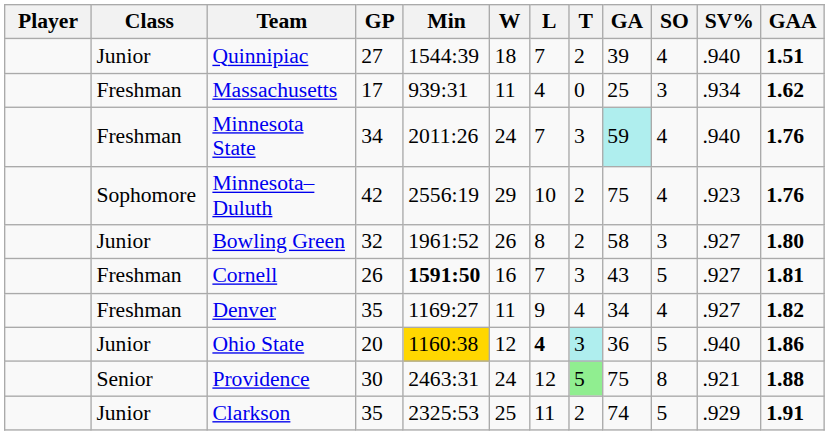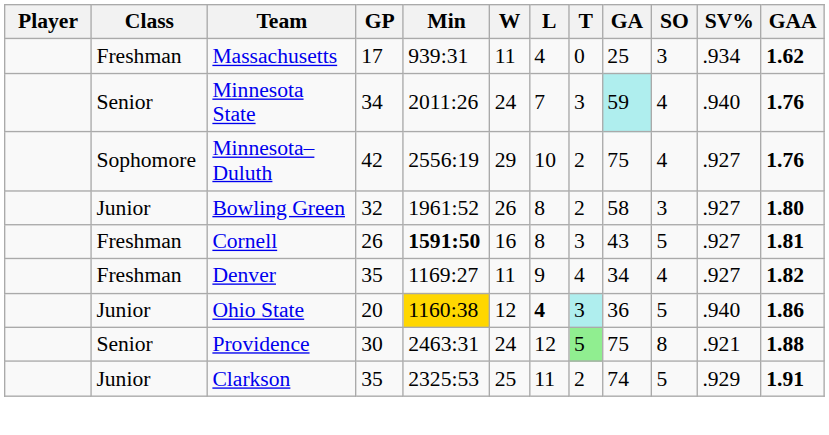- row: (260, 55)
(139, 136) Freshman -> (125, 102) Senior
(721, 195) .923 -> (721, 160) .927
(540, 275) 7 -> (540, 241) 8
